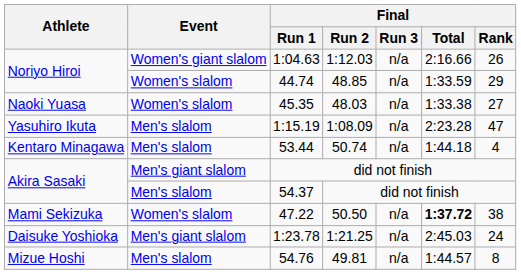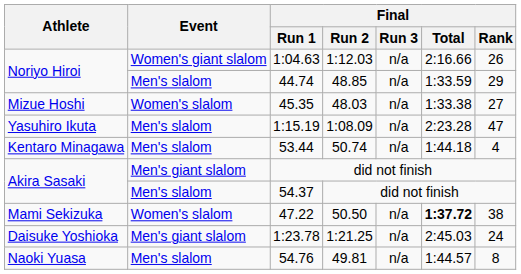(182, 82) Women's slalom -> (171, 82) Men's slalom
(47, 104) Naoki Yuasa -> (46, 104) Mizue Hoshi
(46, 259) Mizue Hoshi -> (47, 259) Naoki Yuasa
